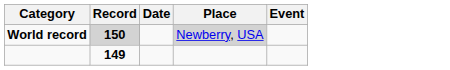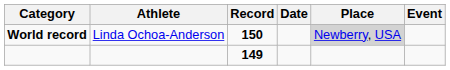+ column: (158, 14)
(115, 34) lightgrey background -> (252, 34) no background
